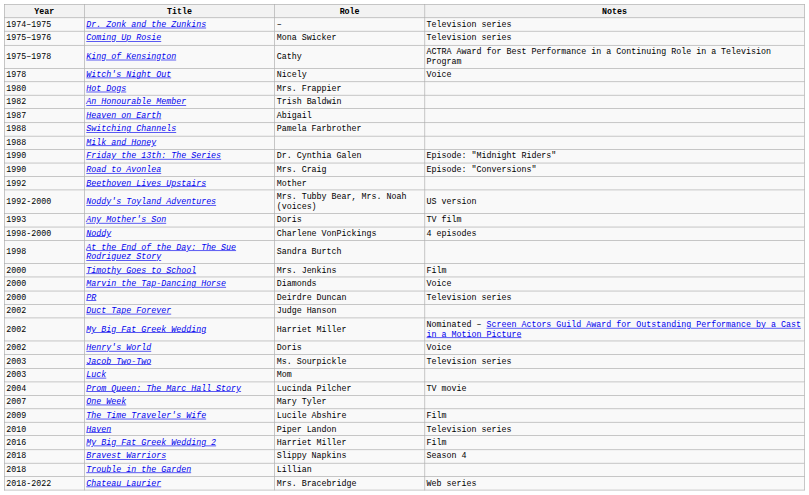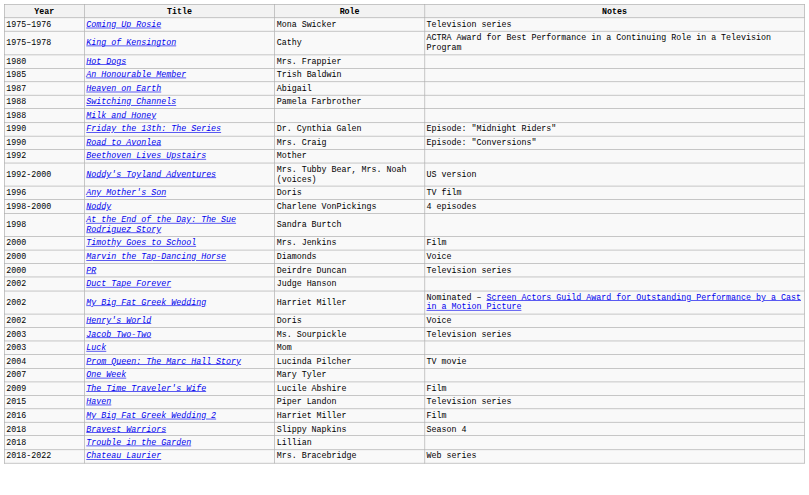- row: (146, 25)
- row: (129, 75)
(16, 102) 1982 -> (16, 75) 1985
(16, 220) 1993 -> (16, 193) 1996
(16, 429) 2010 -> (16, 402) 2015
